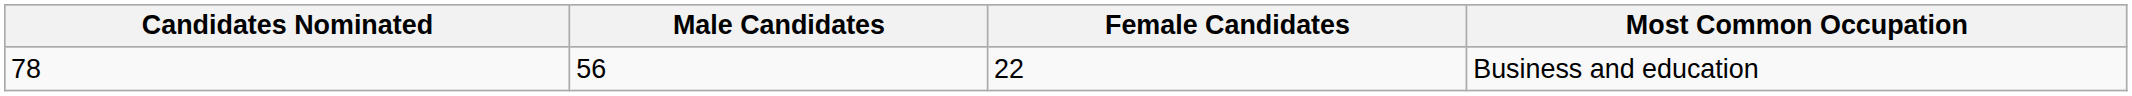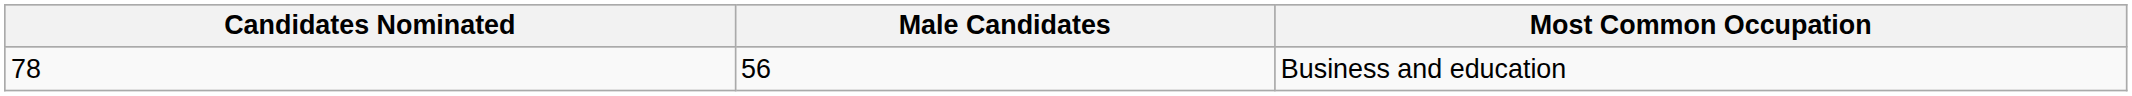- column: (1227, 25)
